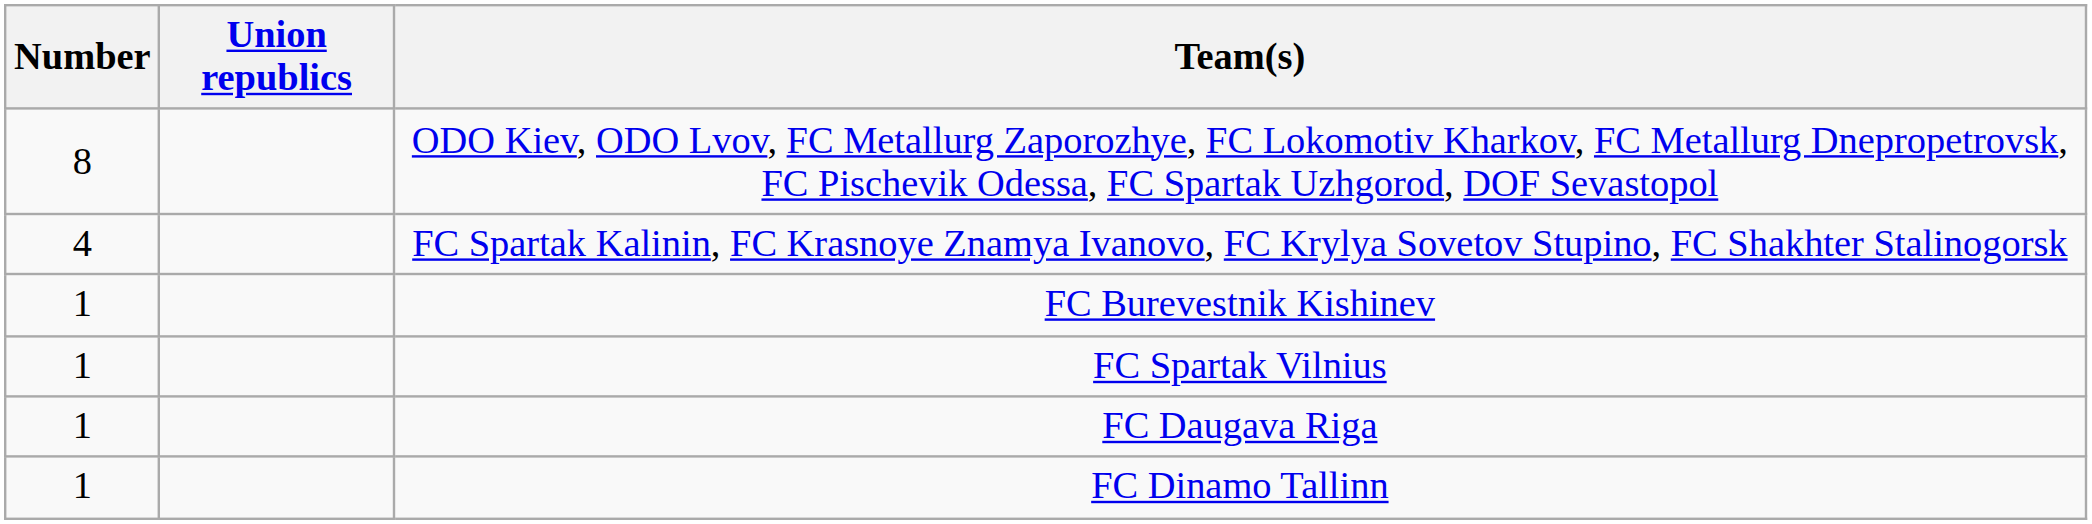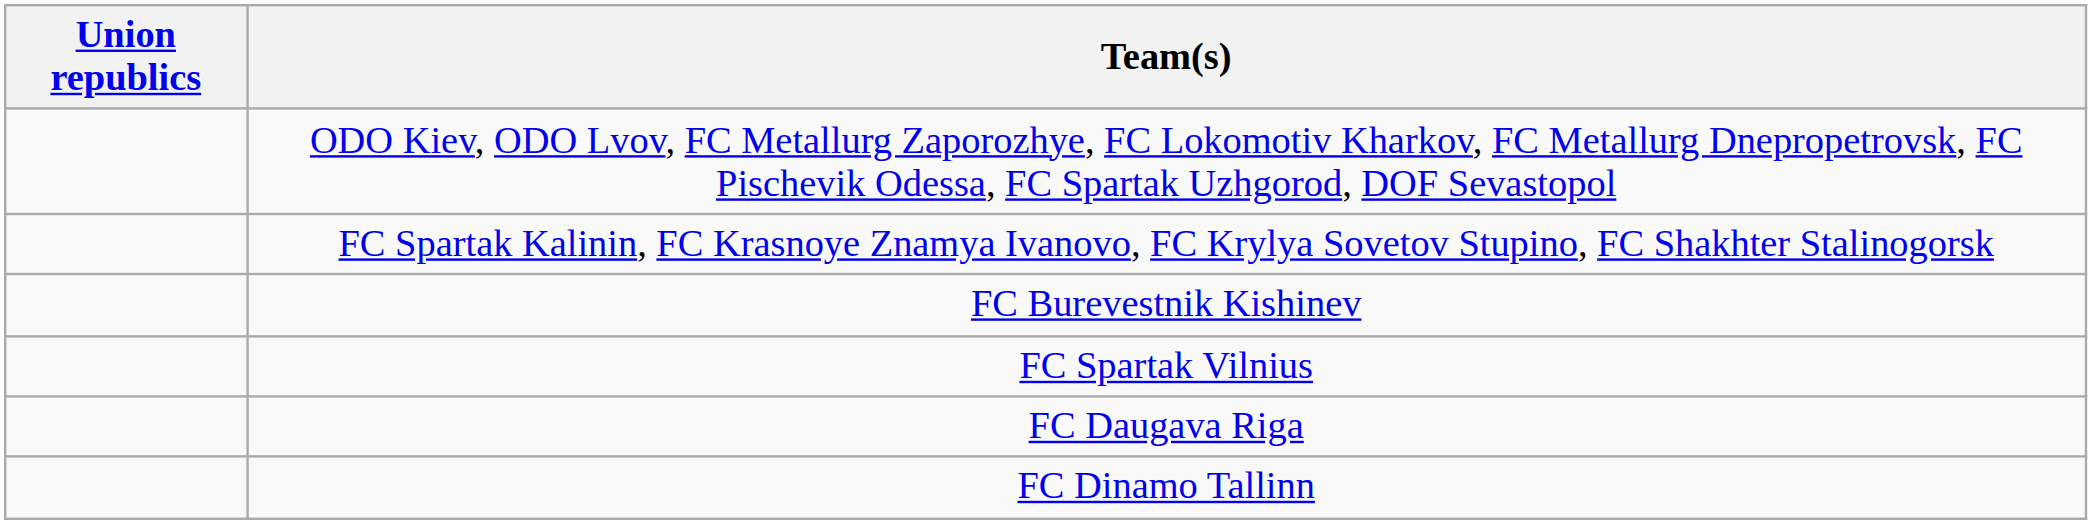- column: (82, 56)
